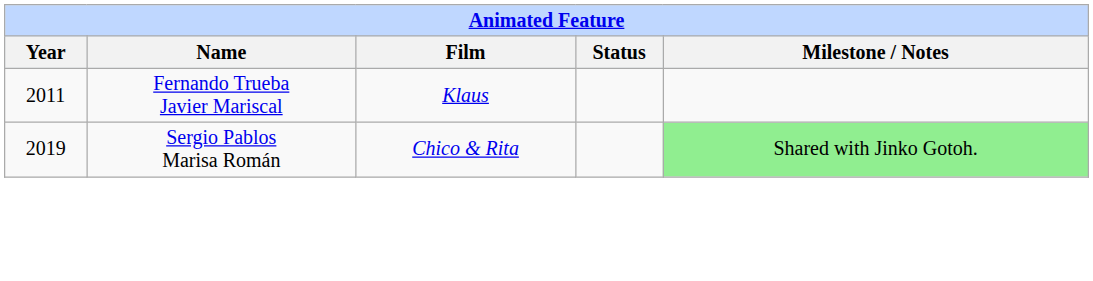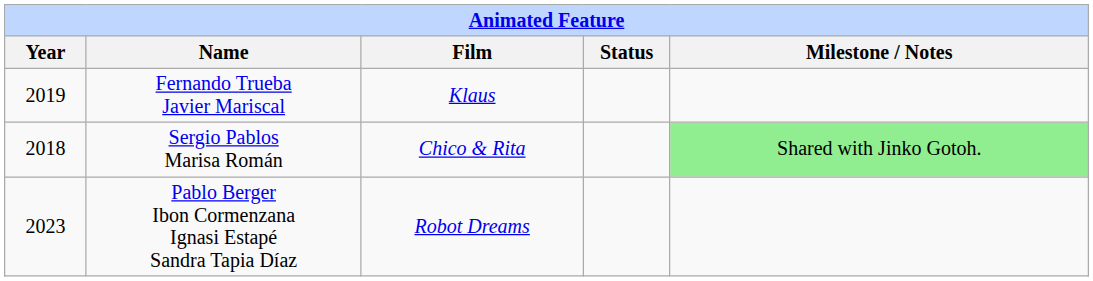(46, 95) 2011 -> (45, 95) 2019
(46, 149) 2019 -> (45, 149) 2018
+ row: (224, 225)
